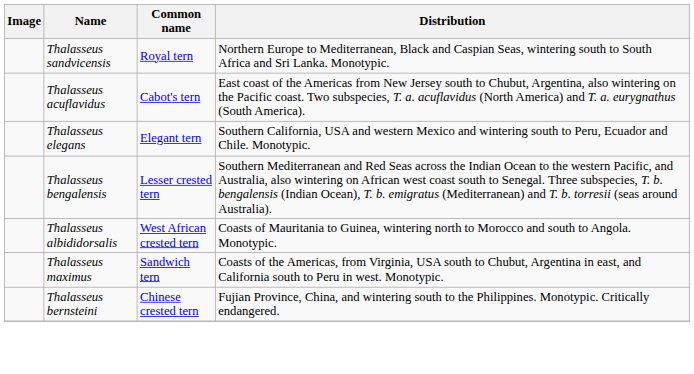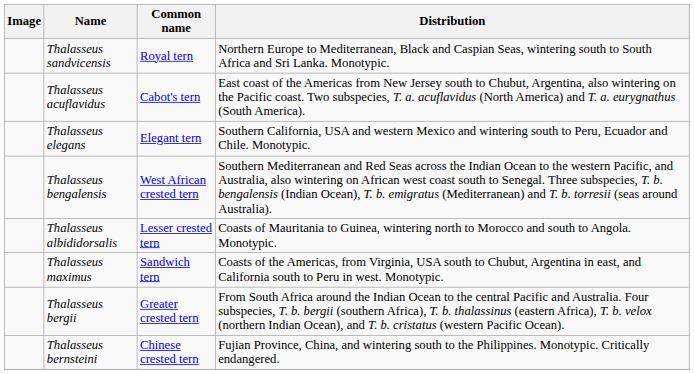(176, 187) Lesser crested tern -> (173, 187) West African crested tern
(173, 235) West African crested tern -> (176, 235) Lesser crested tern
+ row: (75, 311)
